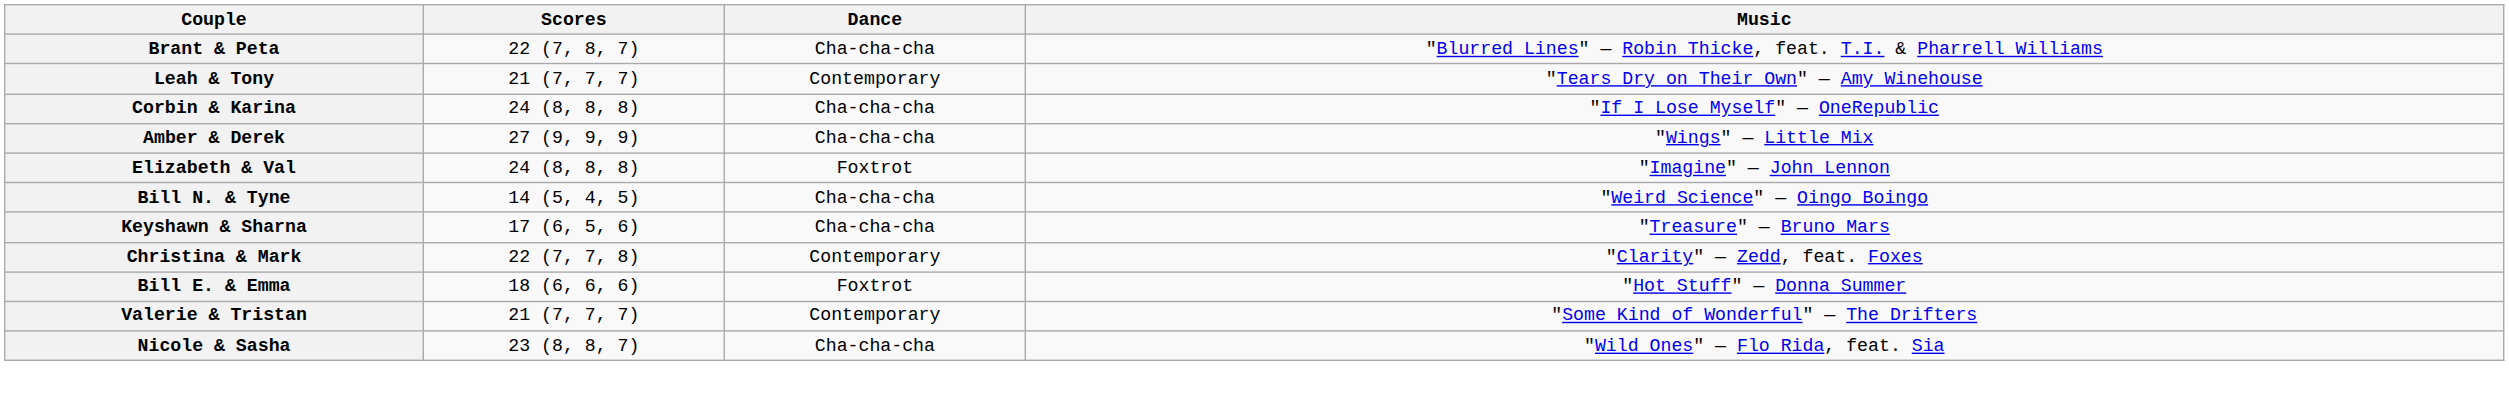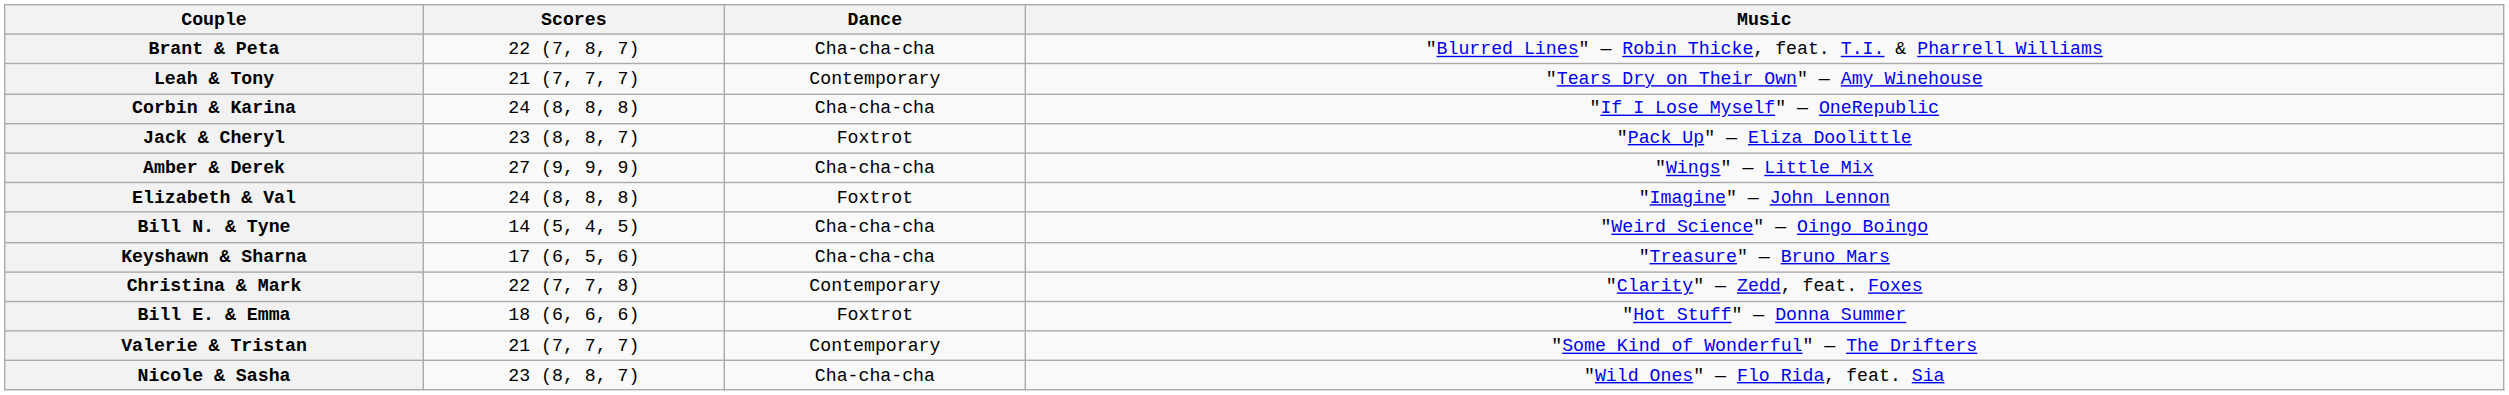+ row: (214, 138)
